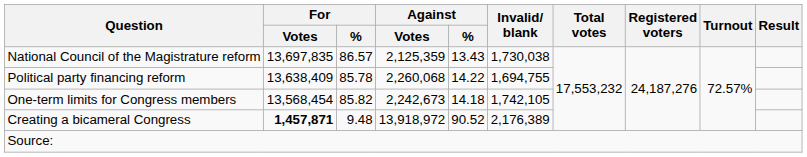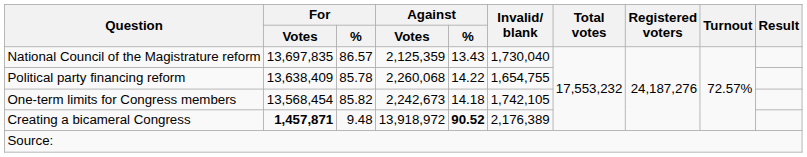(520, 57) 1,730,038 -> (520, 57) 1,730,040
(520, 78) 1,694,755 -> (520, 78) 1,654,755
(468, 120) normal -> (468, 120) bold
